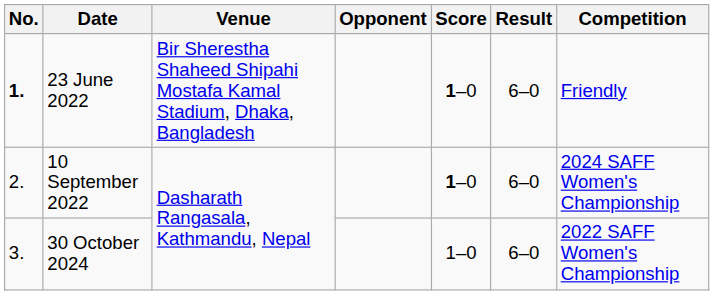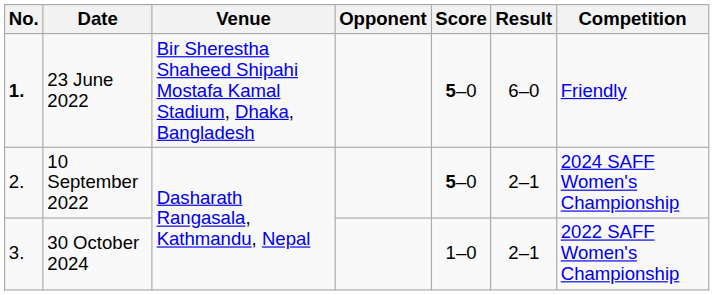(461, 90) 1–0 -> (461, 90) 5–0
(461, 182) 1–0 -> (461, 182) 5–0
(524, 182) 6–0 -> (524, 182) 2–1
(524, 253) 6–0 -> (524, 253) 2–1
